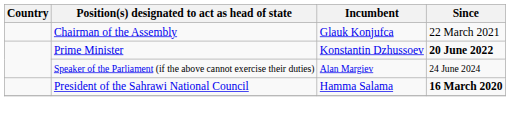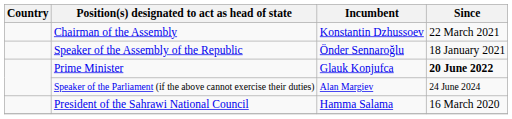(357, 31) Glauk Konjufca -> (372, 31) Konstantin Dzhussoev
+ row: (148, 50)
(372, 50) Konstantin Dzhussoev -> (357, 68) Glauk Konjufca
(466, 86) bold -> (464, 104) normal
